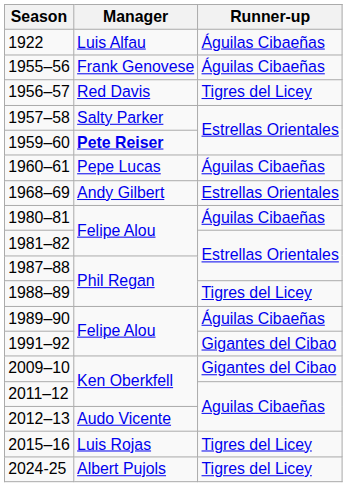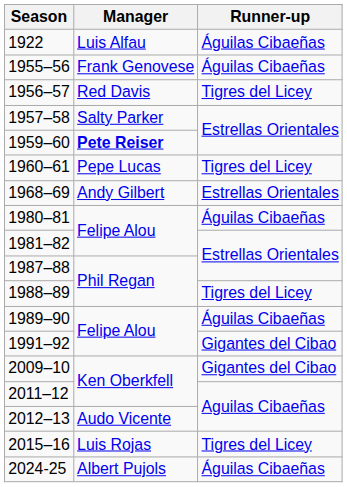(263, 167) Águilas Cibaeñas -> (257, 167) Tigres del Licey
(257, 469) Tigres del Licey -> (263, 469) Águilas Cibaeñas
